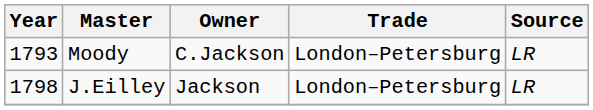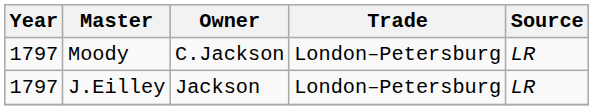(34, 54) 1793 -> (34, 54) 1797
(34, 87) 1798 -> (34, 87) 1797
